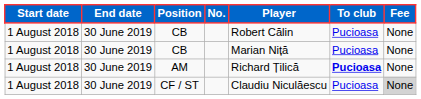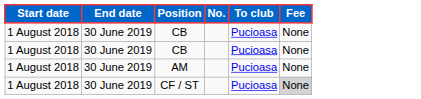- column: (279, 14)
(357, 68) bold -> (254, 68) normal
